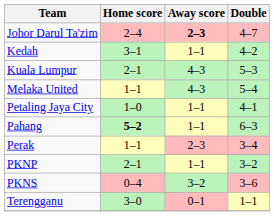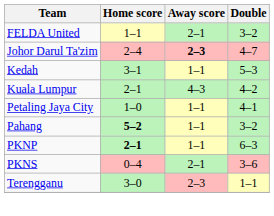+ row: (43, 32)
(248, 51) 4–2 -> (248, 70) 5–3
(248, 70) 5–3 -> (248, 88) 4–2
- row: (42, 88)
(248, 126) 6–3 -> (248, 126) 3–2
- row: (21, 145)
(133, 164) normal -> (133, 145) bold
(248, 164) 3–2 -> (248, 145) 6–3
(196, 182) 3–2 -> (196, 164) 2–1
(196, 201) 0–1 -> (196, 182) 2–3
